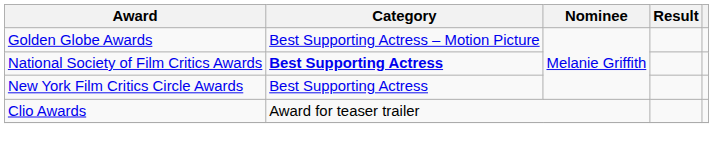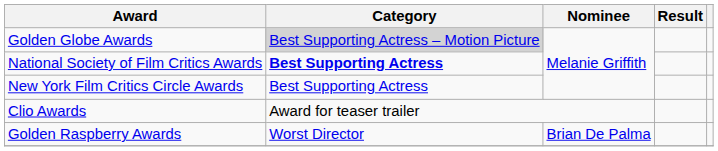(404, 39) no background -> (404, 39) lightgrey background
+ row: (95, 134)
